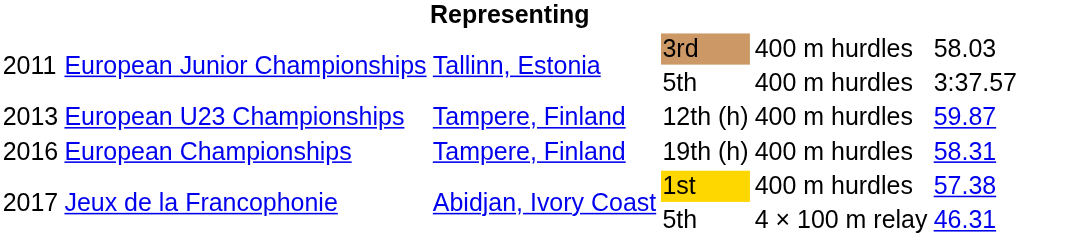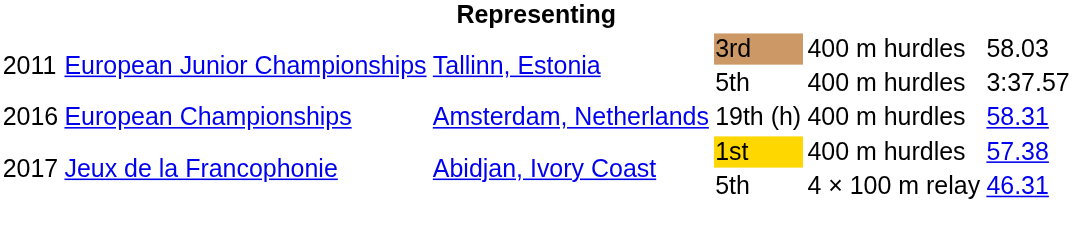- row: (30, 117)
(529, 151) Tampere, Finland -> (571, 117) Amsterdam, Netherlands
